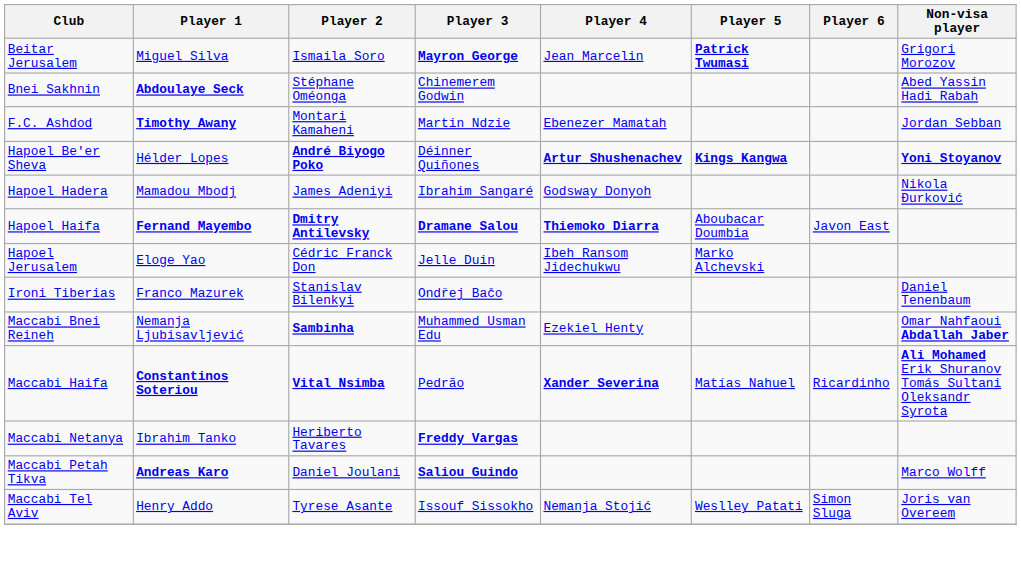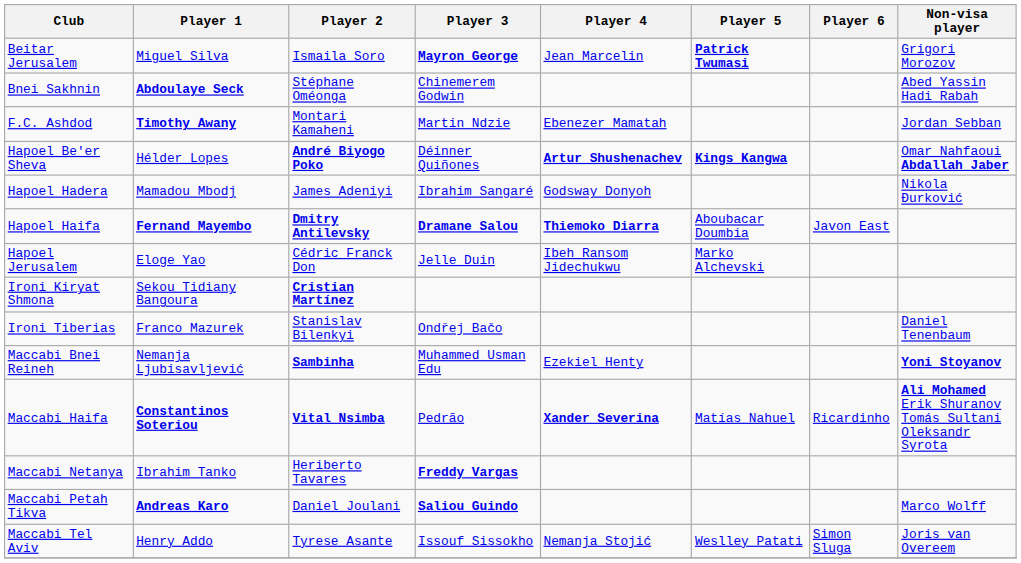(951, 158) Yoni Stoyanov -> (955, 158) Omar Nahfaoui Abdallah Jaber
+ row: (54, 295)
(955, 329) Omar Nahfaoui Abdallah Jaber -> (951, 363) Yoni Stoyanov
